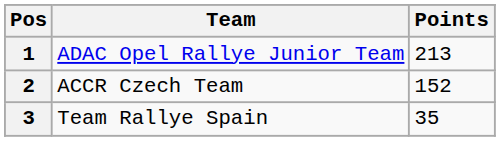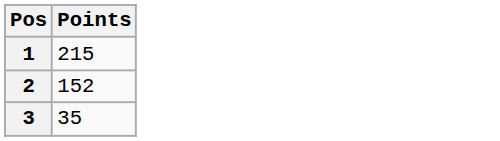- column: (231, 21)
(433, 54) 213 -> (76, 54) 215
